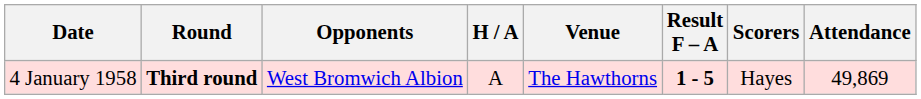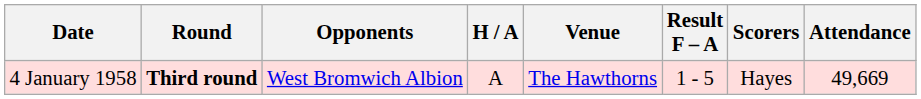(695, 77) bold -> (695, 77) normal
(860, 77) 49,869 -> (860, 77) 49,669
